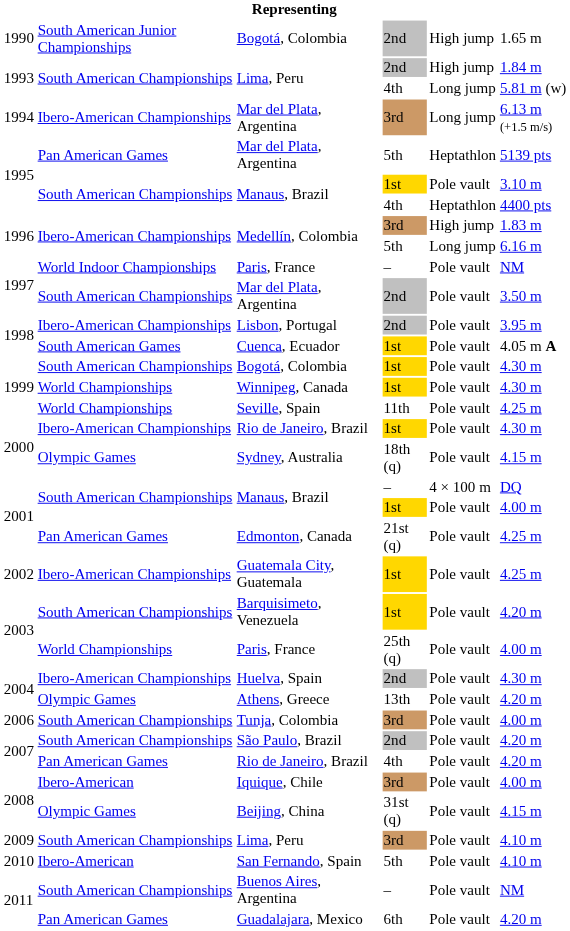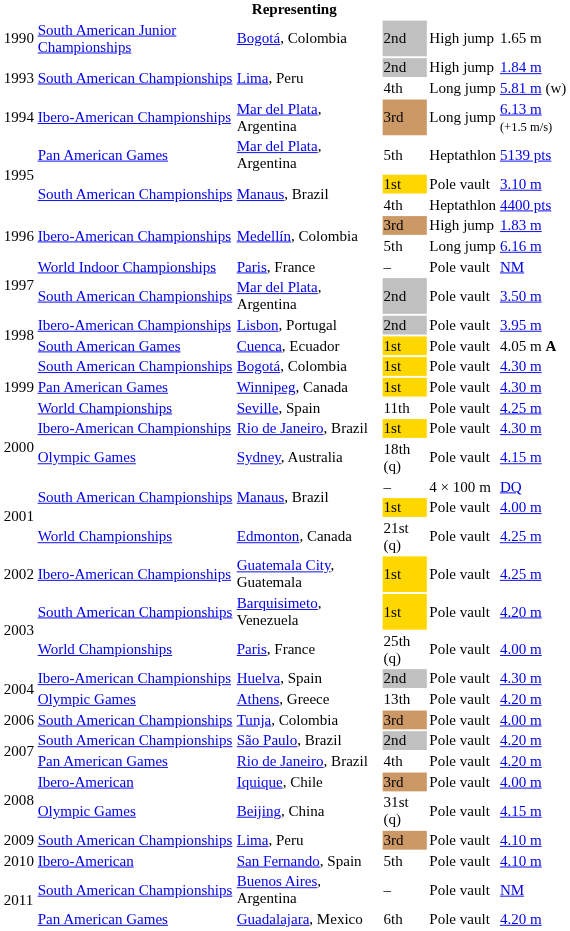(105, 387) World Championships -> (103, 387) Pan American Games
(103, 536) Pan American Games -> (105, 536) World Championships
